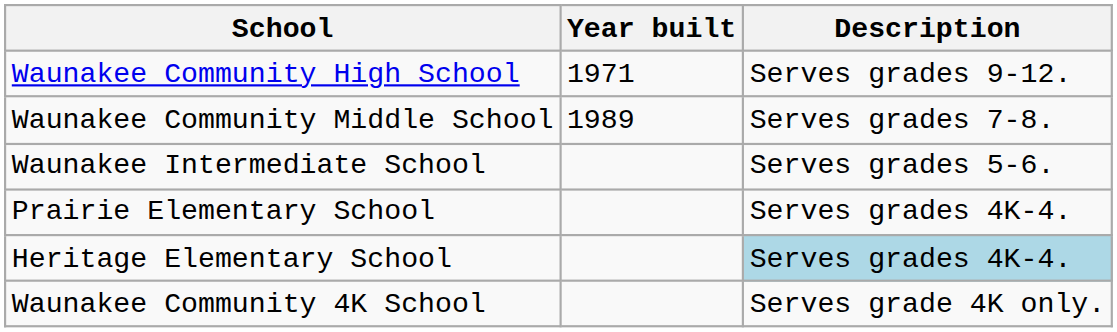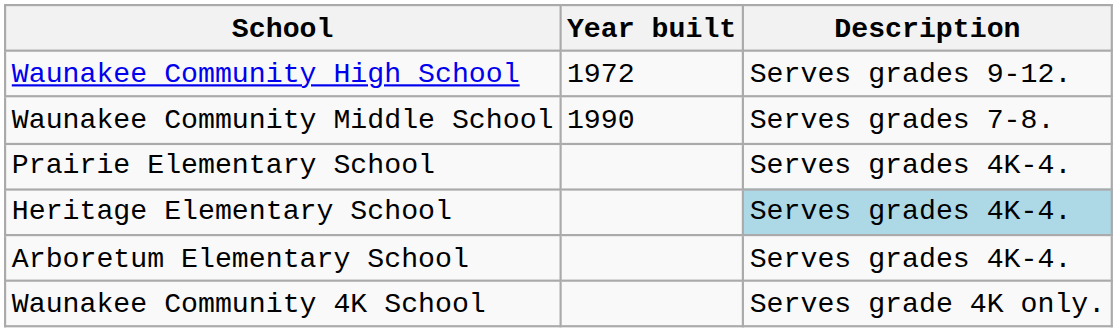(601, 74) 1971 -> (601, 74) 1972
(601, 120) 1989 -> (601, 120) 1990
- row: (249, 166)
+ row: (240, 258)
